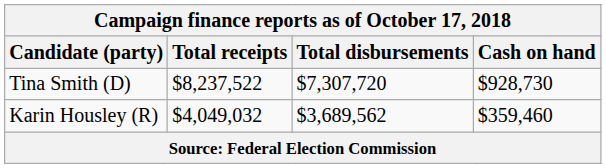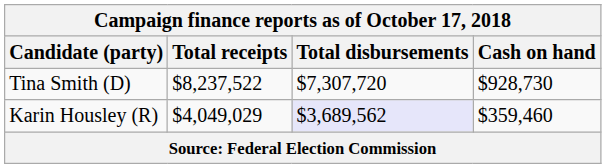(217, 115) $4,049,032 -> (217, 115) $4,049,029
(342, 115) no background -> (342, 115) lavender background
